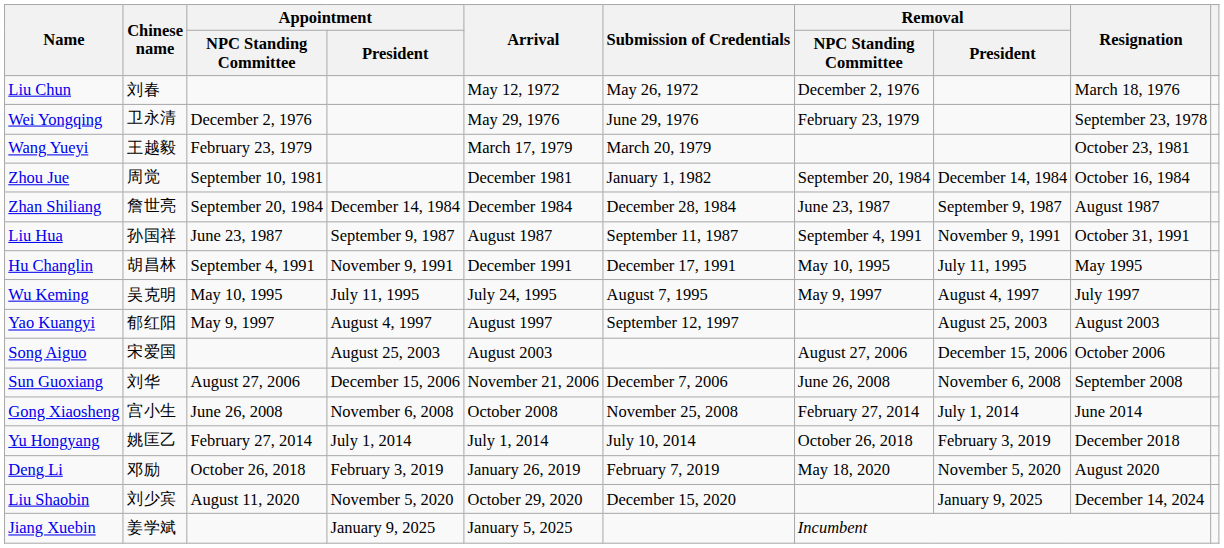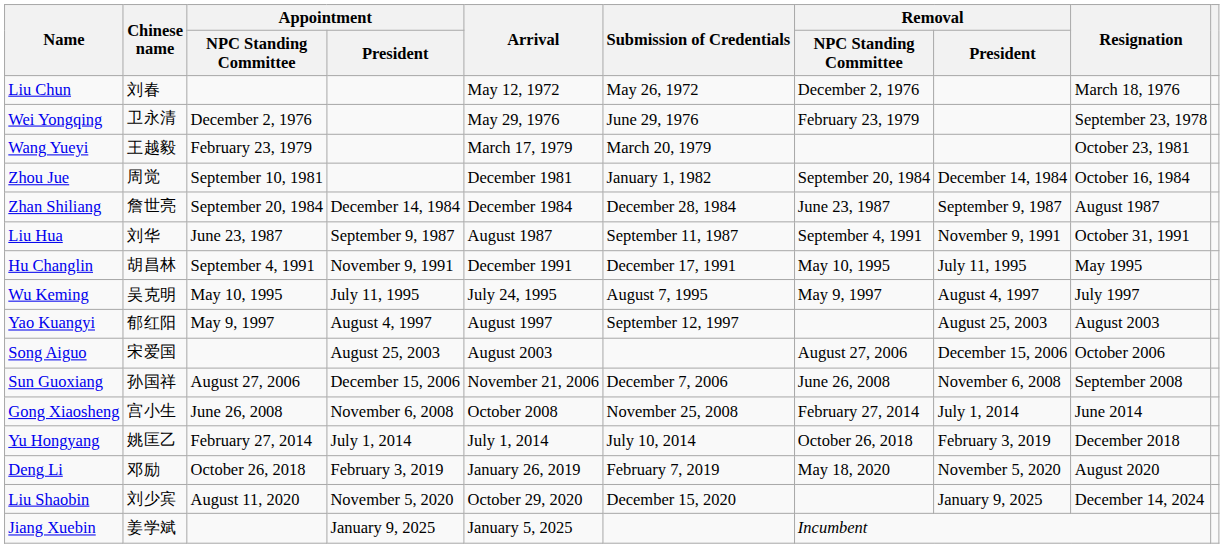(152, 235) 孙国祥 -> (144, 235) 刘华
(144, 381) 刘华 -> (152, 381) 孙国祥
